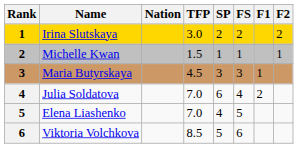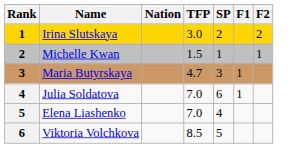- column: (244, 14)
(194, 73) 4.5 -> (194, 73) 4.7
(260, 93) 2 -> (239, 93) 1
